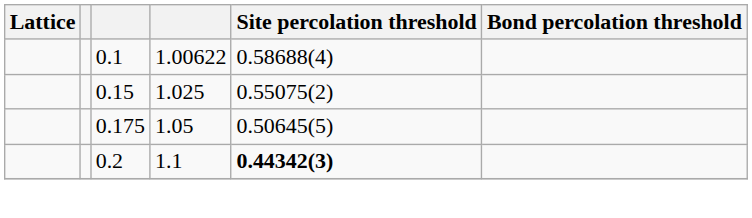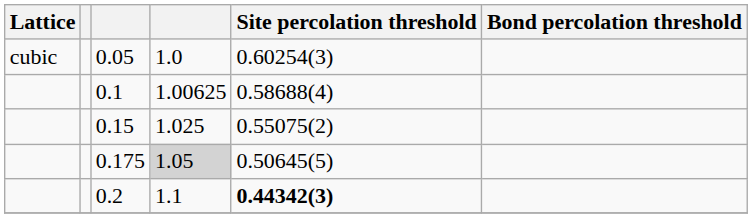+ row: (115, 56)
(191, 56) 1.00622 -> (191, 91) 1.00625
(174, 126) no background -> (174, 160) lightgrey background
